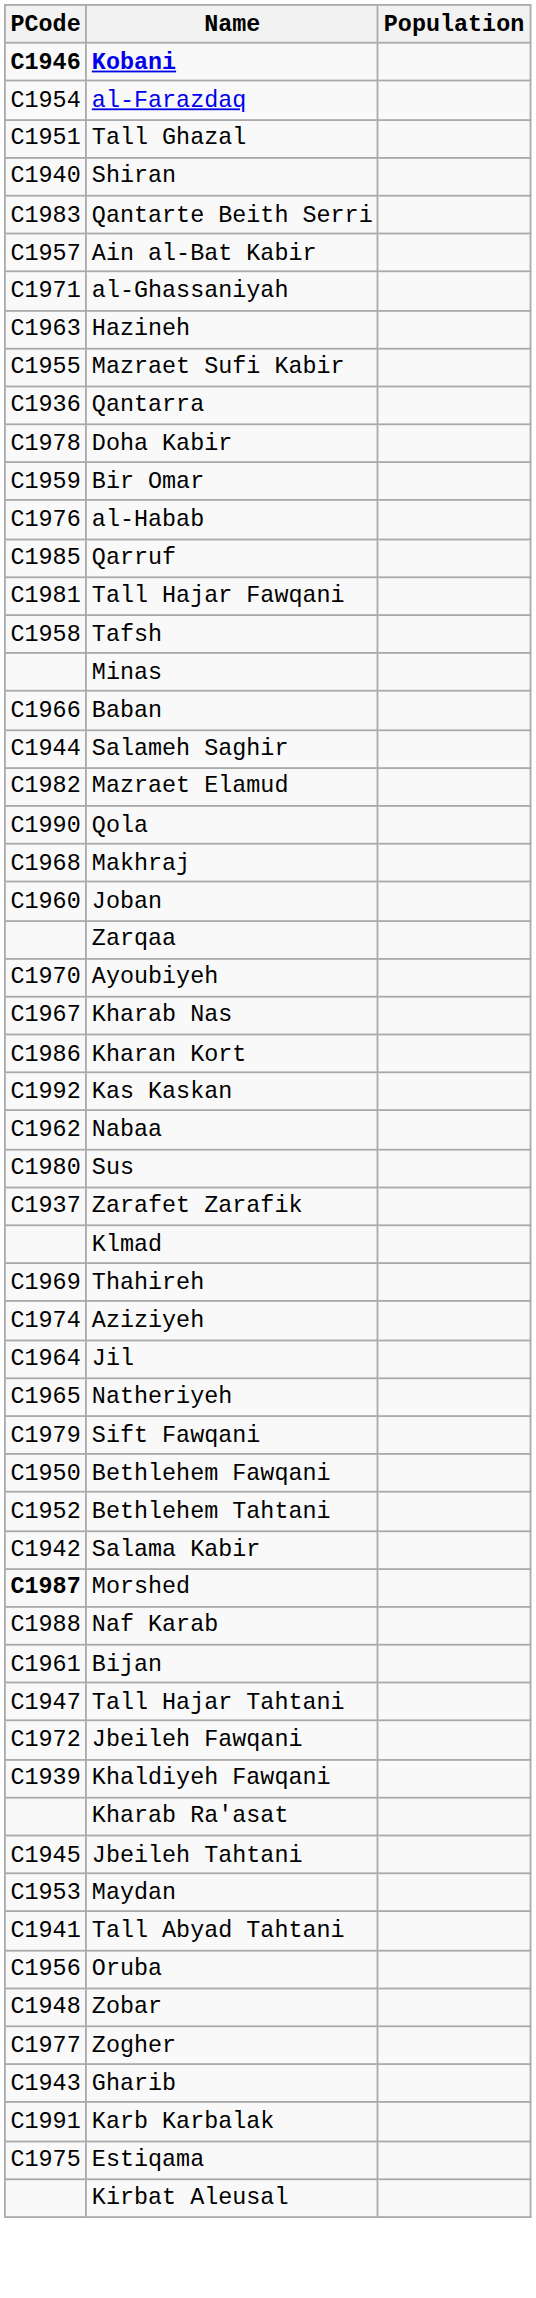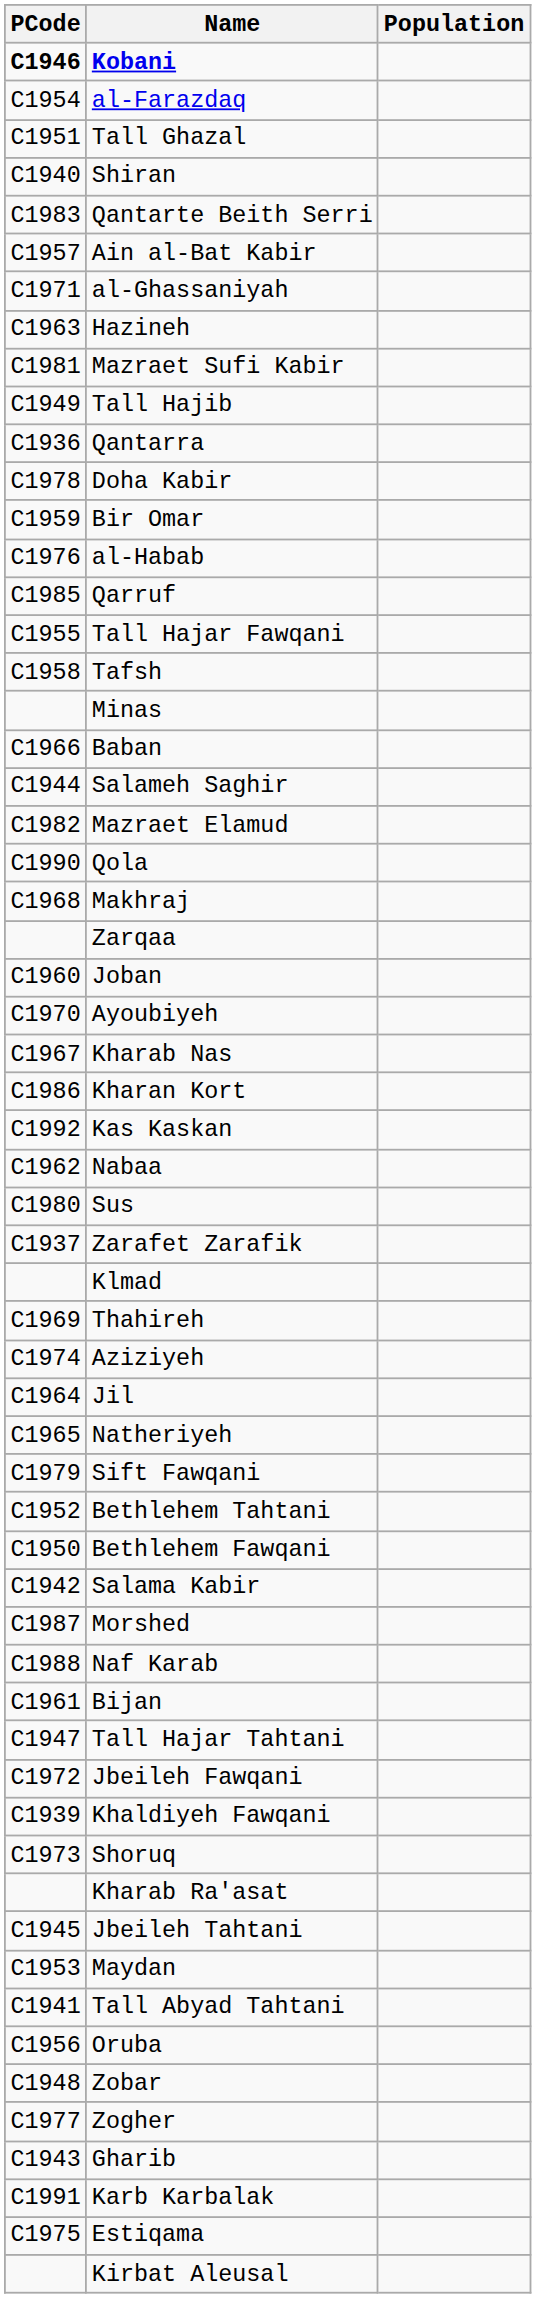(46, 367) C1955 -> (46, 367) C1981
+ row: (162, 405)
(46, 596) C1981 -> (46, 634) C1955
rows swapped: (127, 901) <-> (134, 939)
rows swapped: (211, 1511) <-> (211, 1473)
(46, 1588) bold -> (46, 1626) normal
+ row: (134, 1855)
